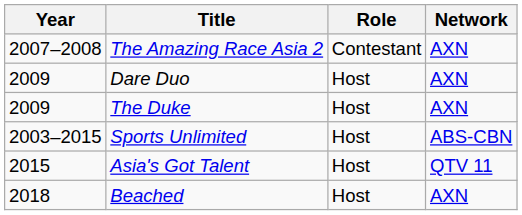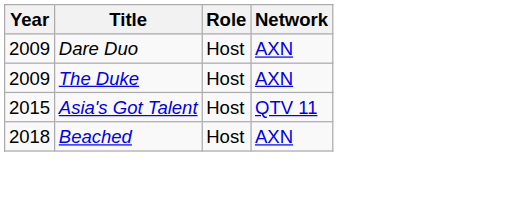- row: (217, 49)
- row: (178, 137)
